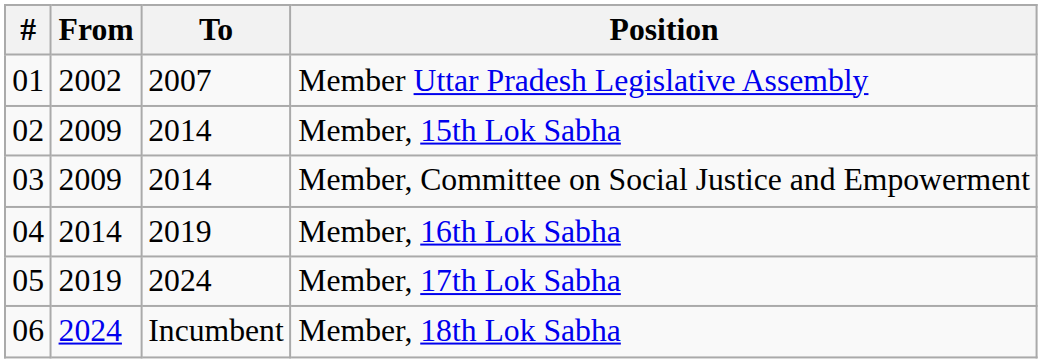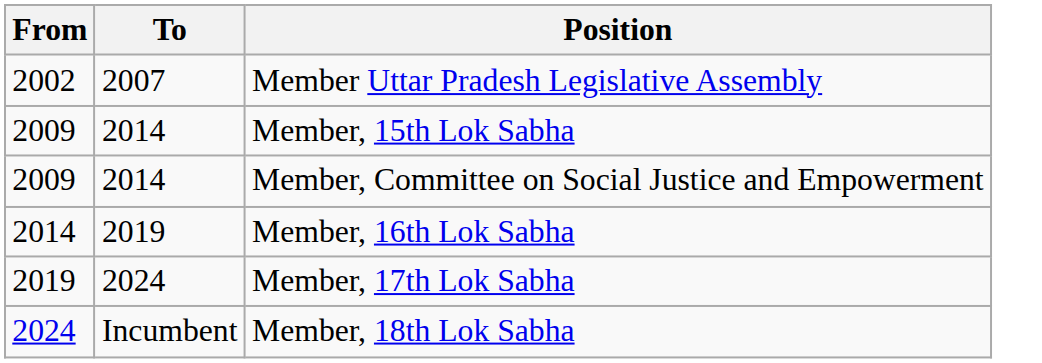- column: (28, 29)
